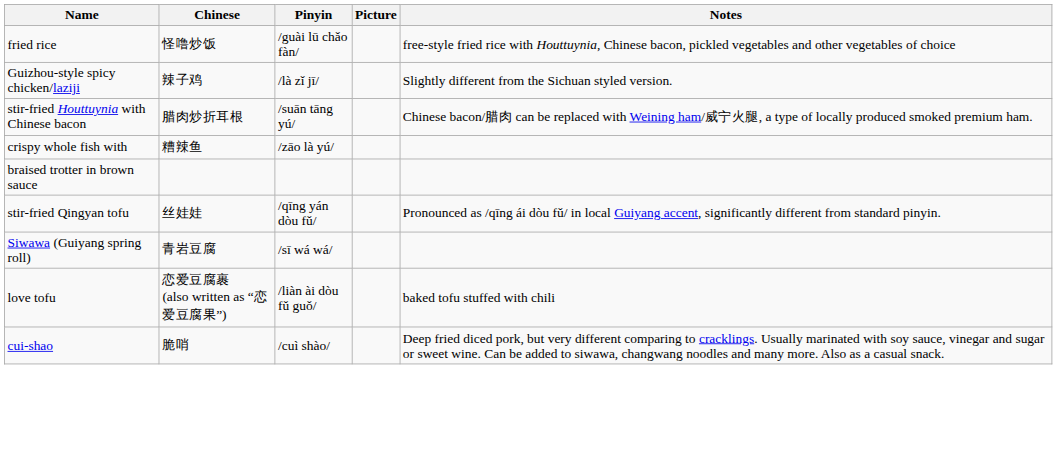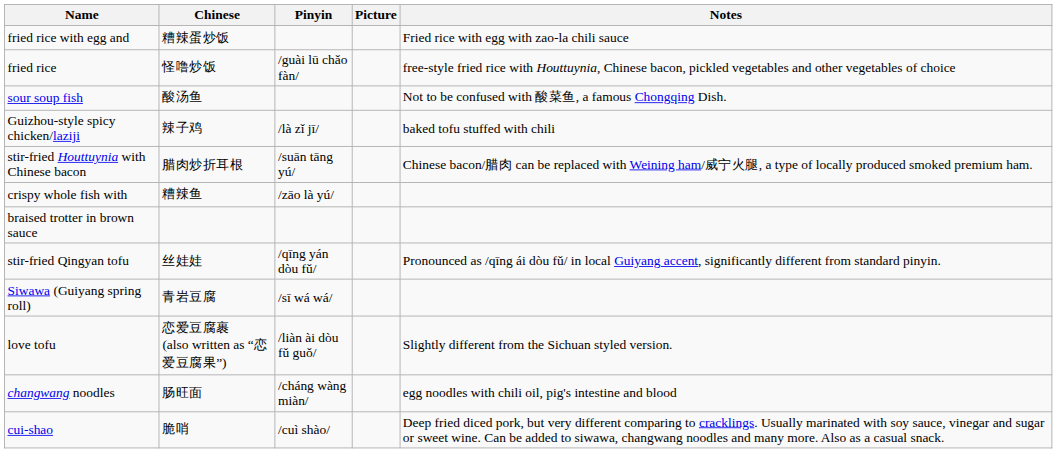+ row: (68, 37)
+ row: (45, 98)
(538, 80) Slightly different from the Sichuan styled version. -> (479, 128) baked tofu stuffed with chili
(479, 297) baked tofu stuffed with chili -> (538, 345) Slightly different from the Sichuan styled version.
+ row: (61, 393)
